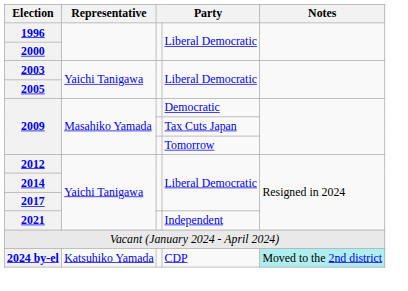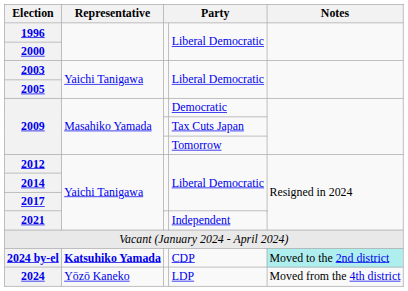(109, 257) normal -> (113, 257) bold
+ row: (33, 276)
